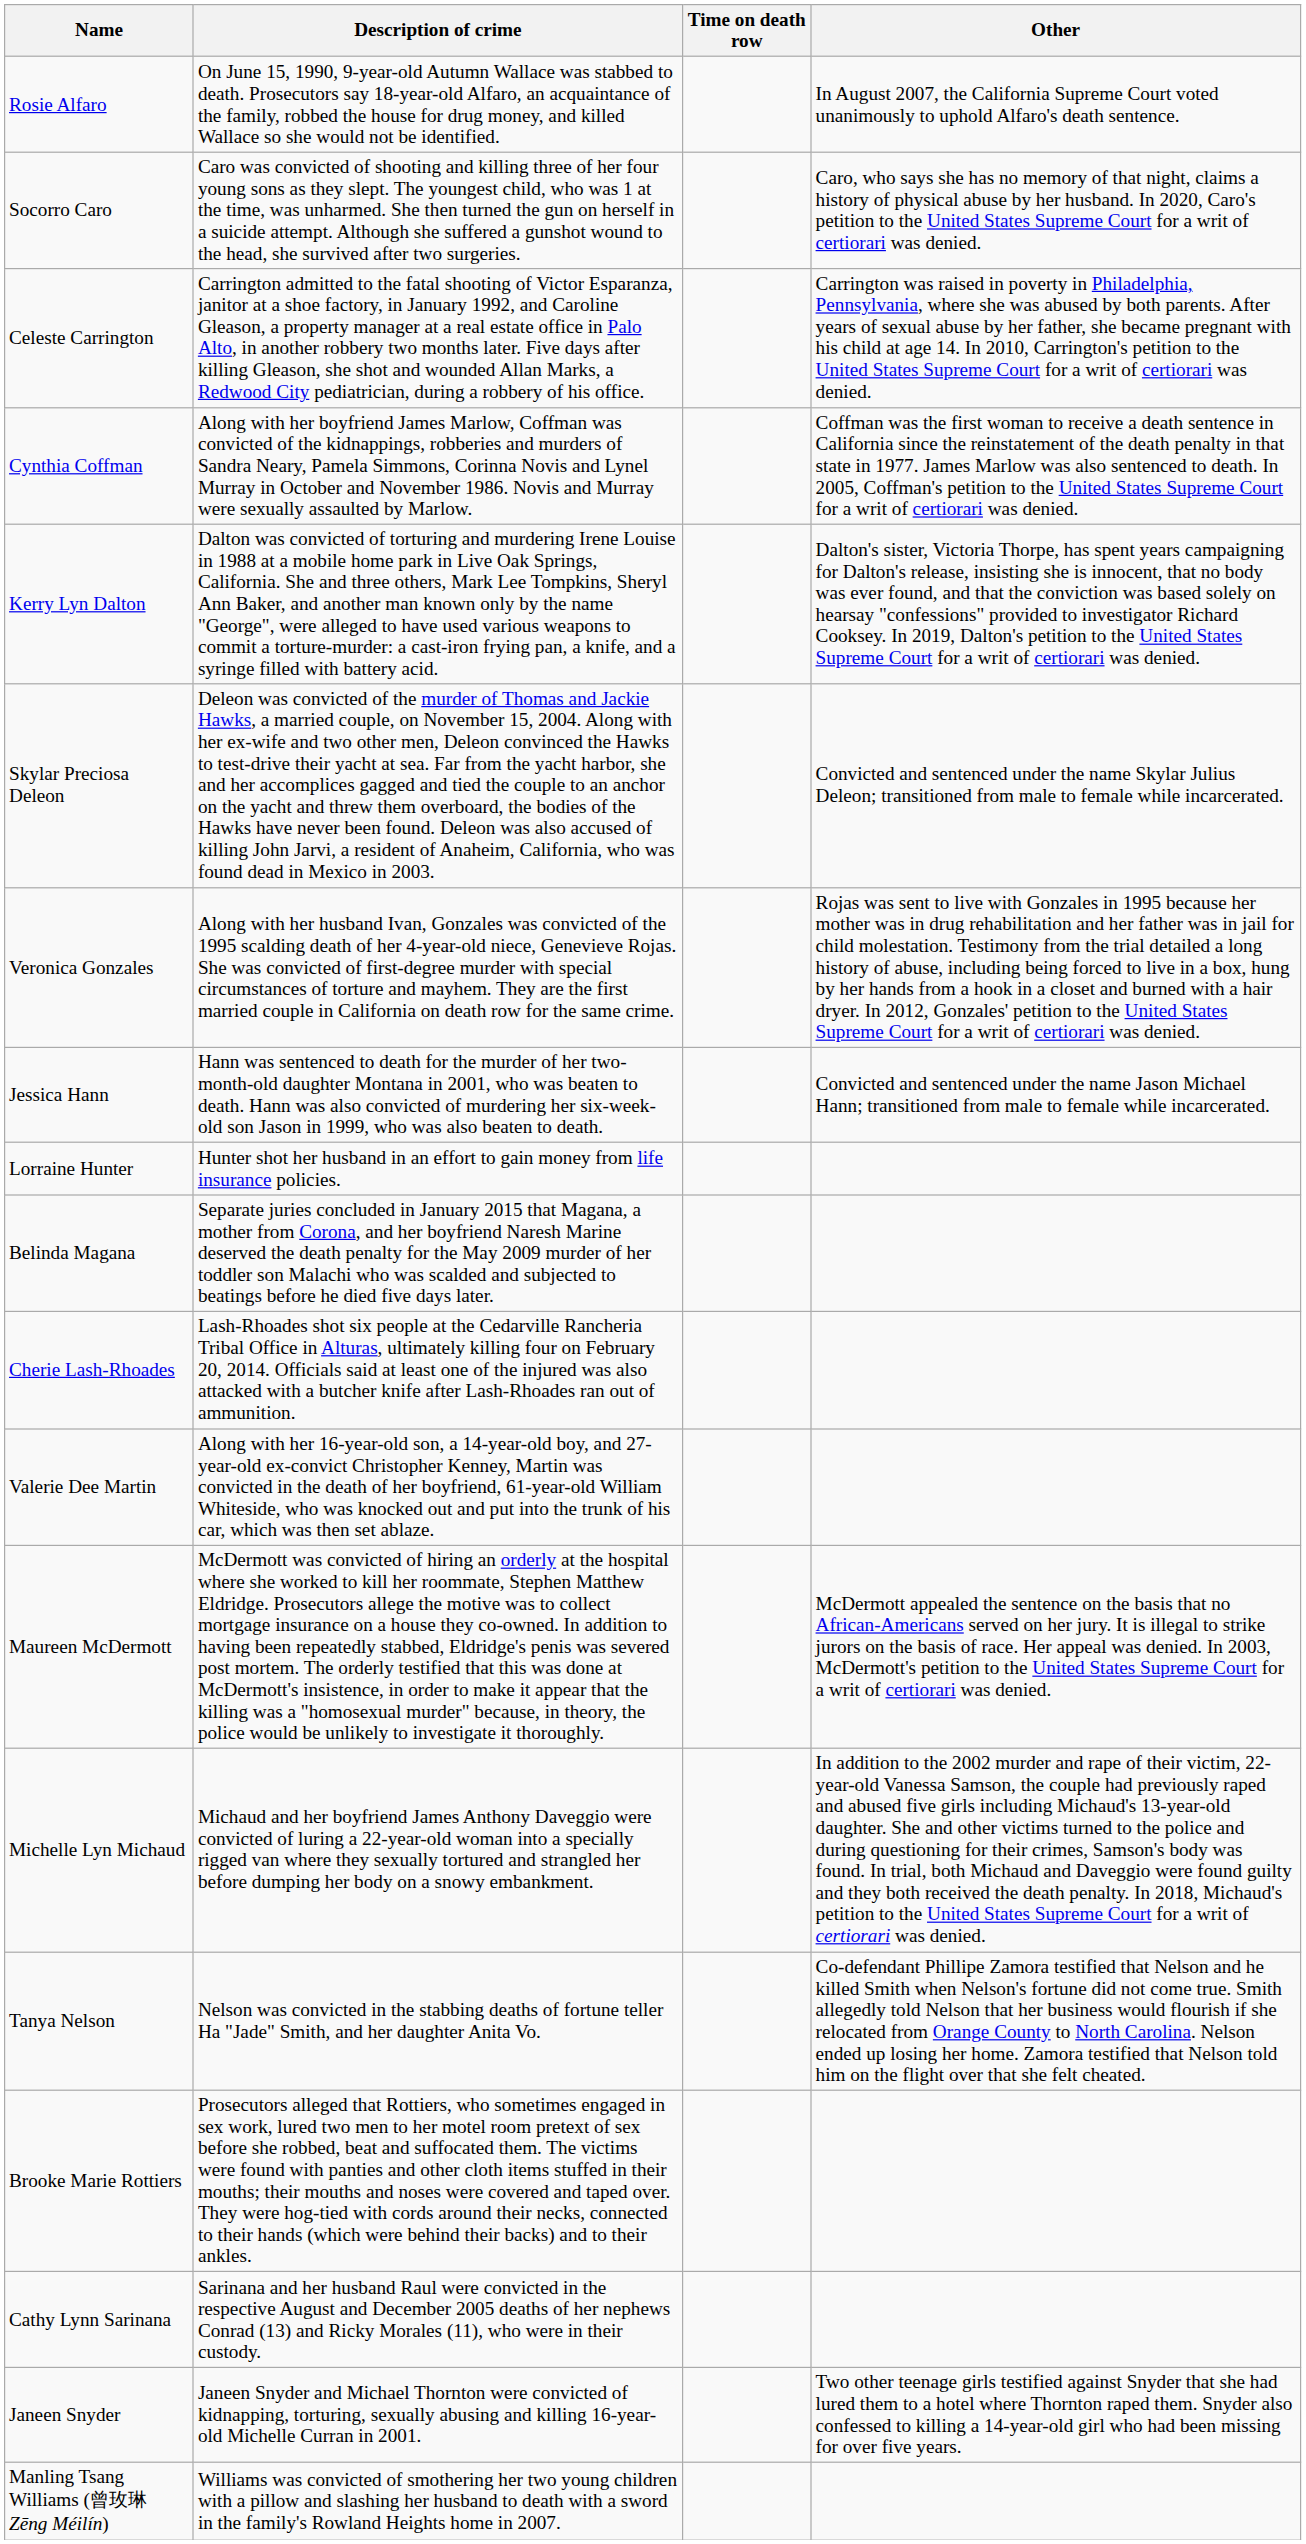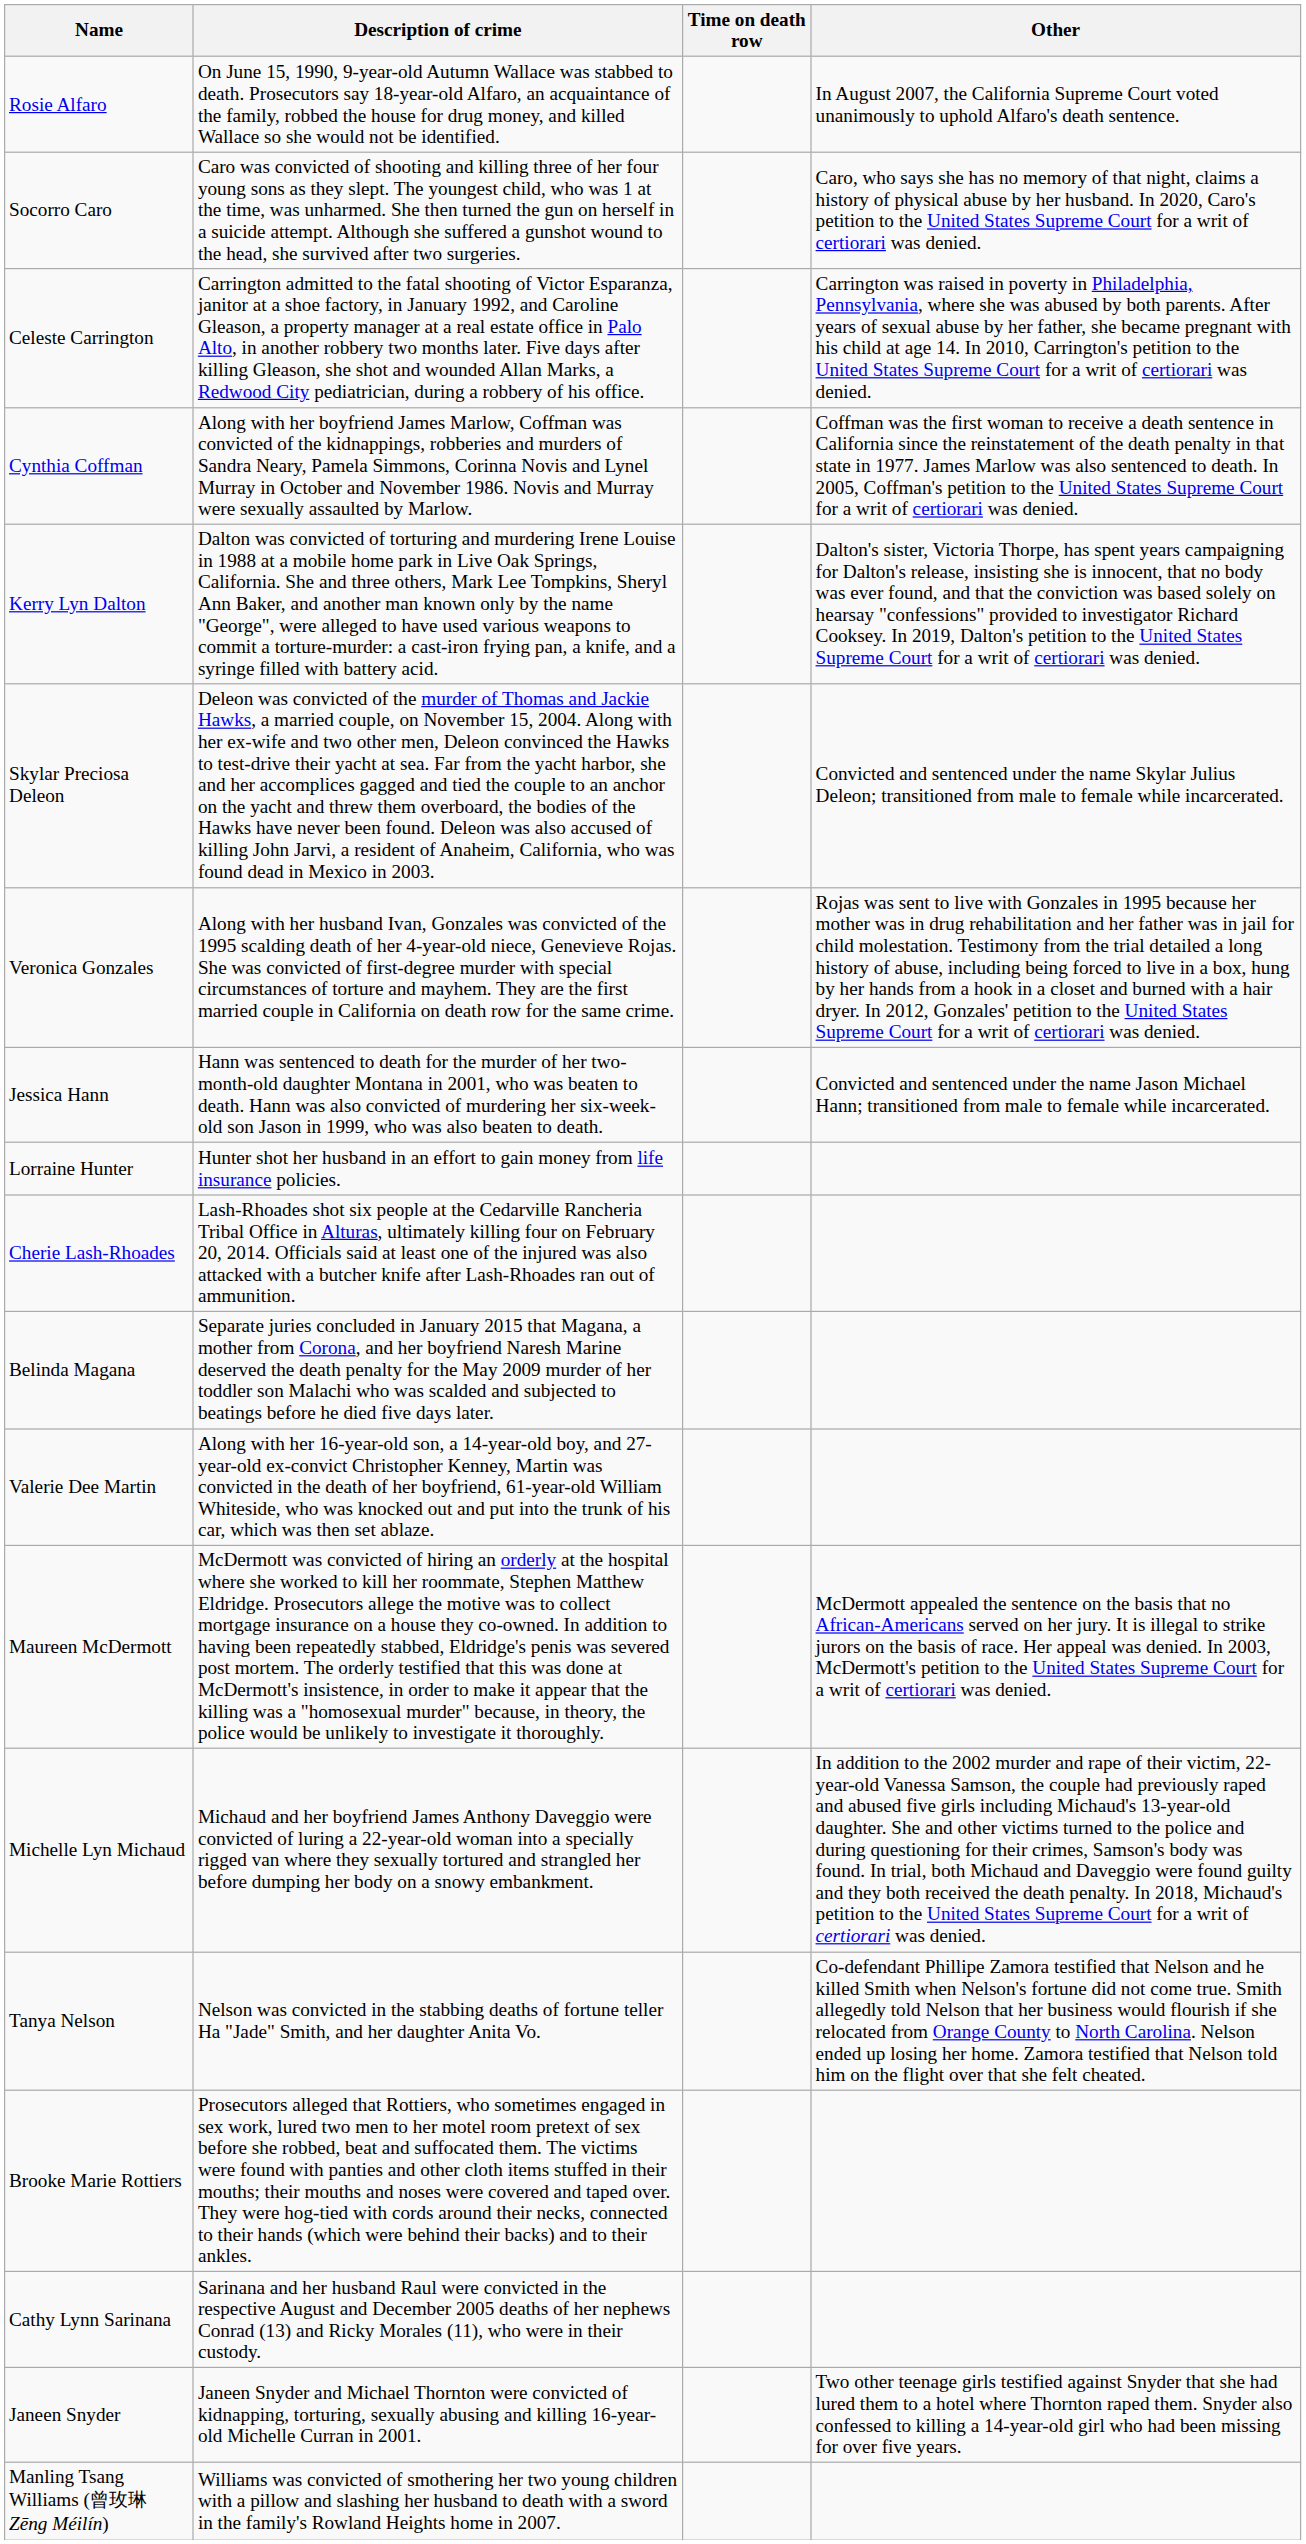rows swapped: (92, 1369) <-> (72, 1253)
